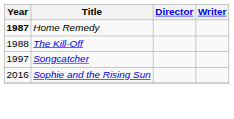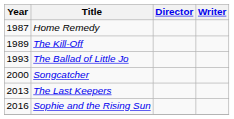(18, 28) bold -> (18, 28) normal
(18, 43) 1988 -> (18, 43) 1989
+ row: (81, 59)
(18, 59) 1997 -> (18, 75) 2000
+ row: (72, 91)
